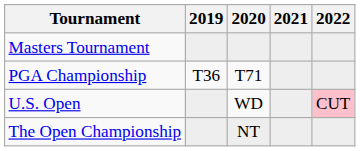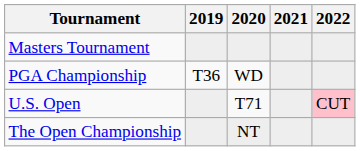(249, 75) T71 -> (249, 75) WD
(249, 103) WD -> (249, 103) T71
